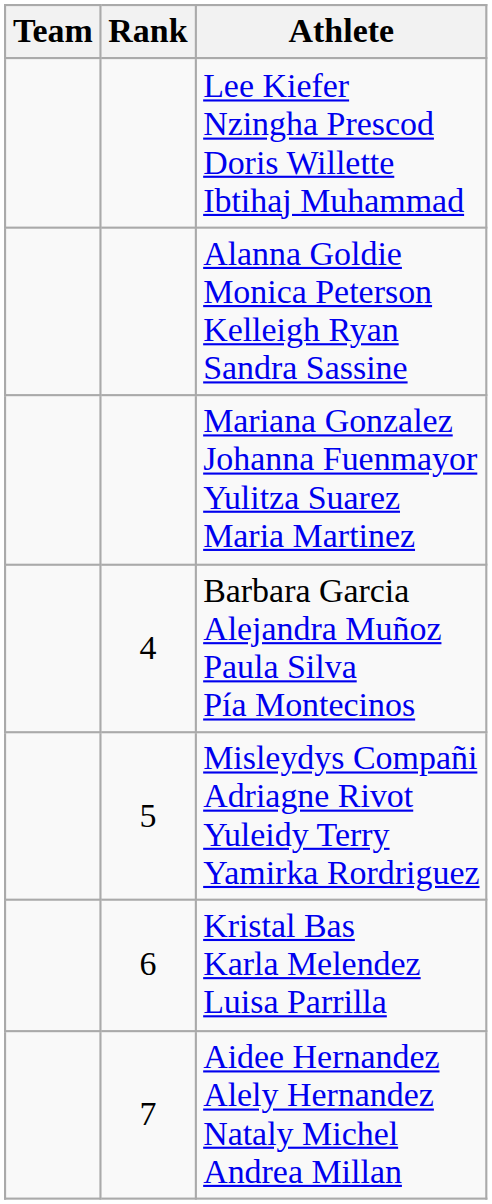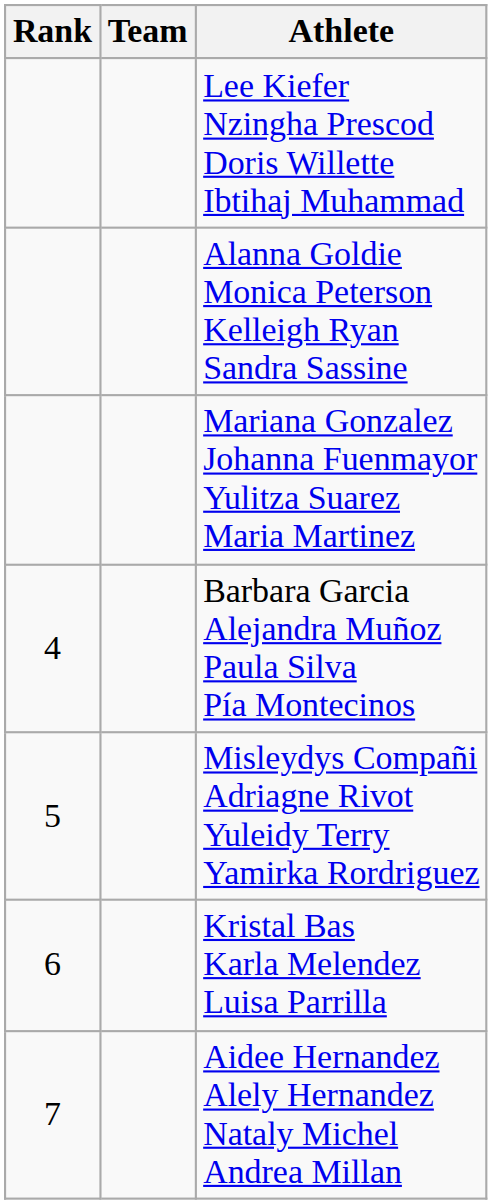columns swapped: (148, 31) <-> (53, 31)
